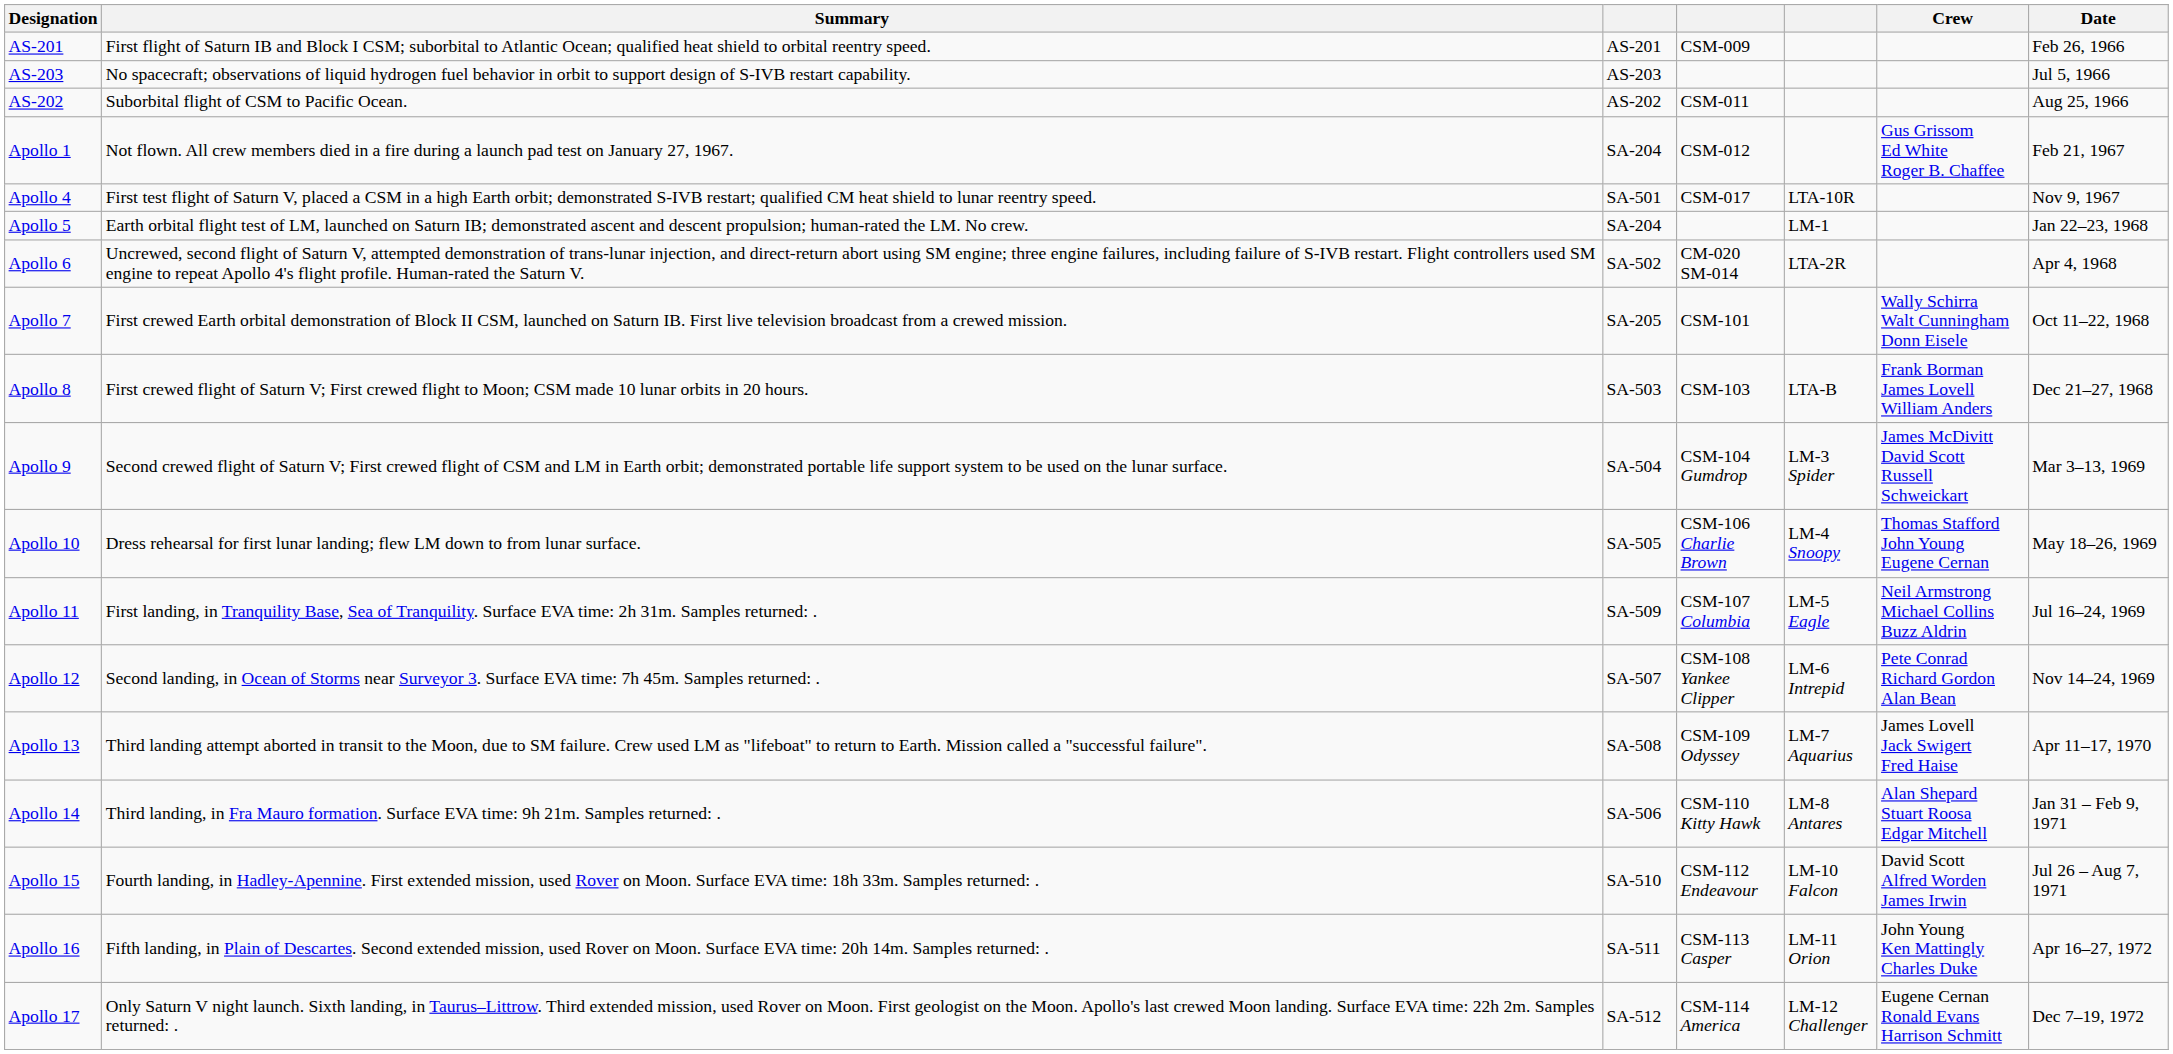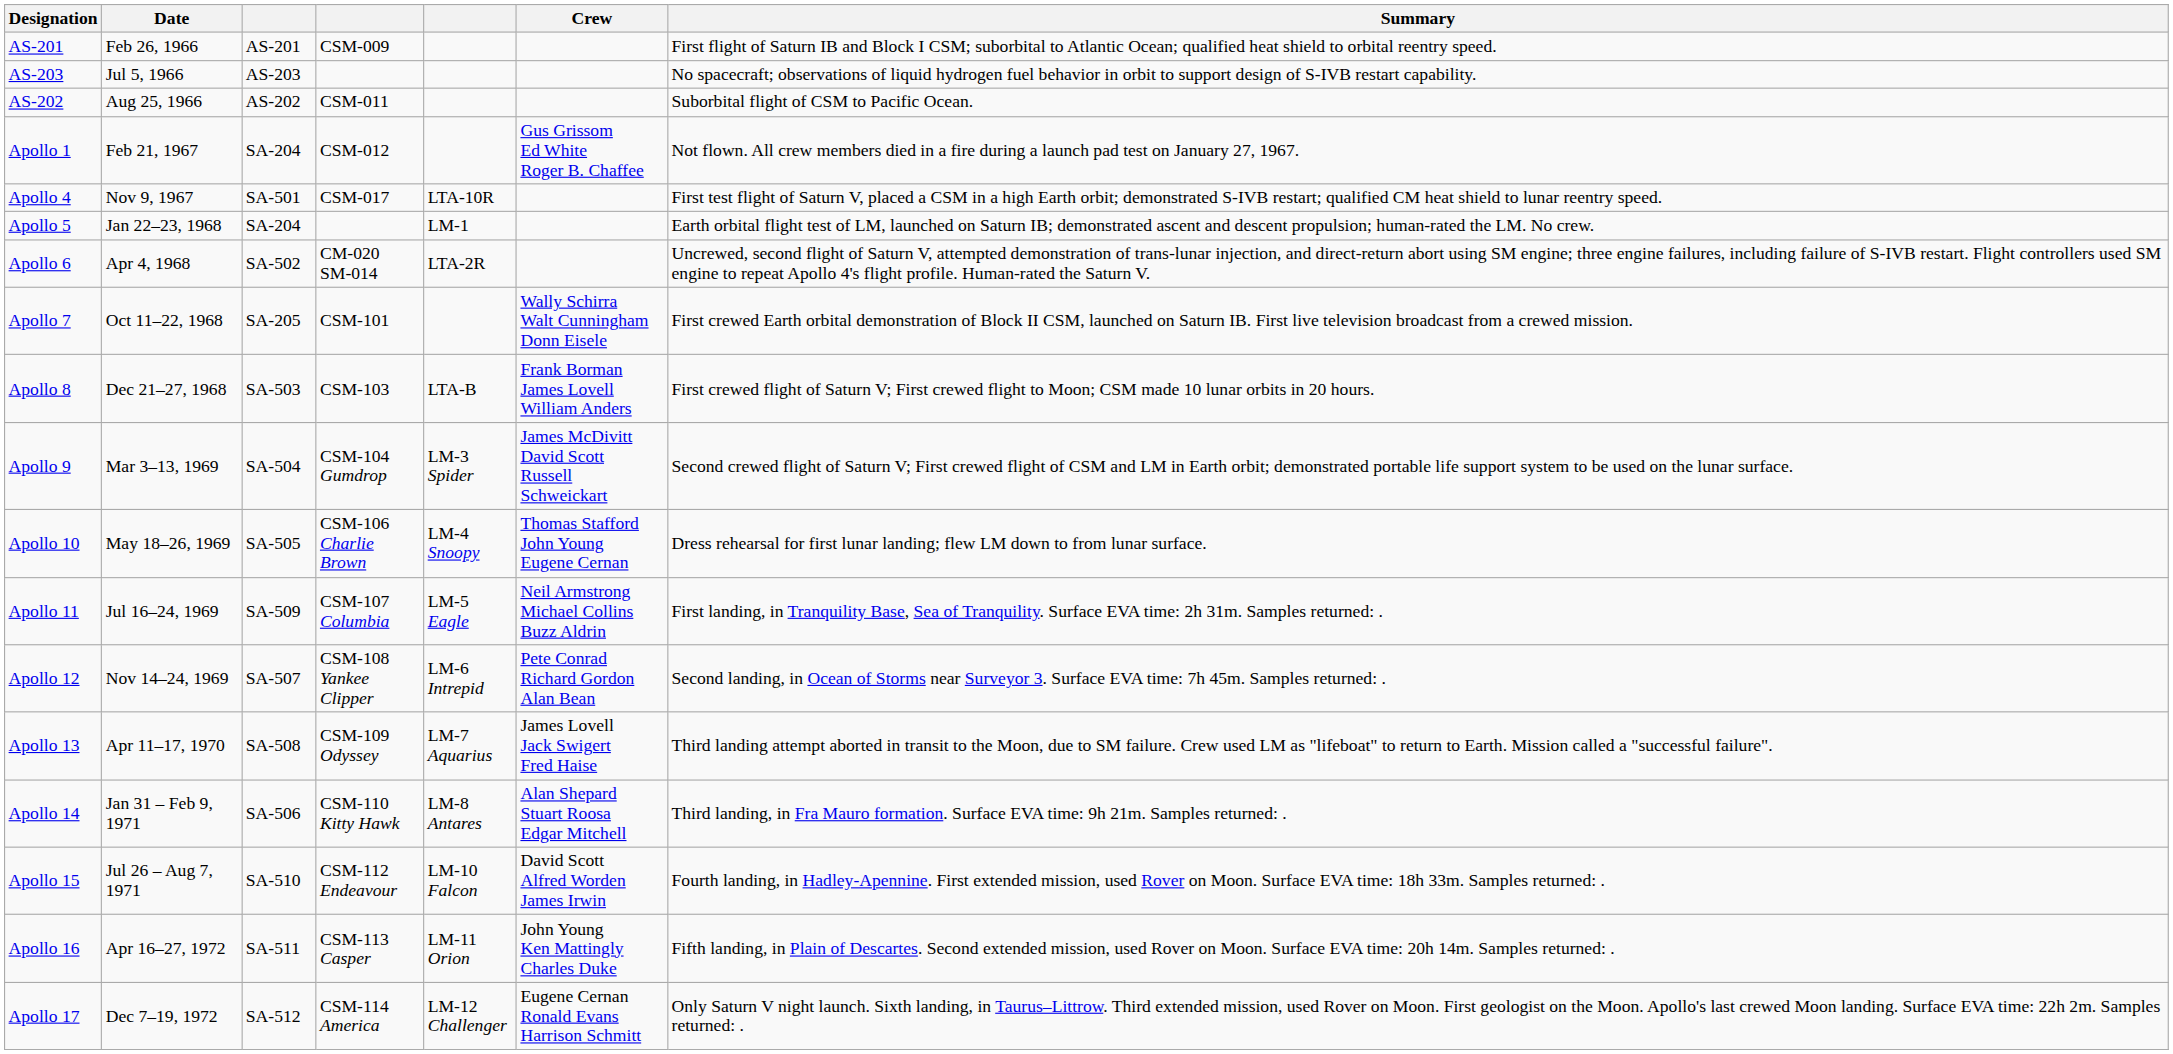columns swapped: (2098, 18) <-> (852, 18)
